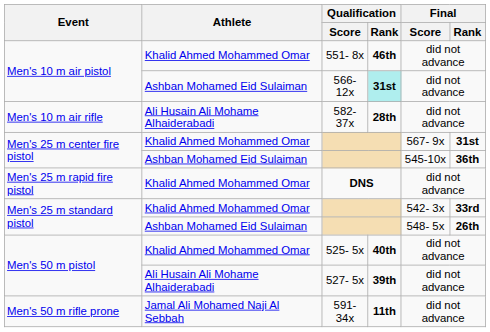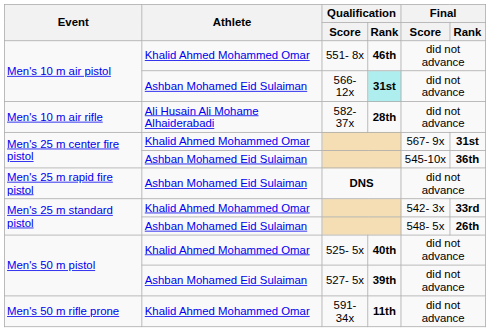(227, 184) Khalid Ahmed Mohammed Omar -> (226, 184) Ashban Mohamed Eid Sulaiman
(202, 281) Ali Husain Ali Mohame Alhaiderabadi -> (226, 281) Ashban Mohamed Eid Sulaiman
(212, 312) Jamal Ali Mohamed Naji Al Sebbah -> (227, 312) Khalid Ahmed Mohammed Omar
